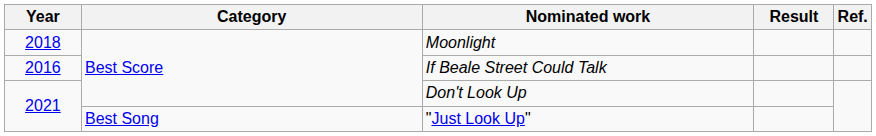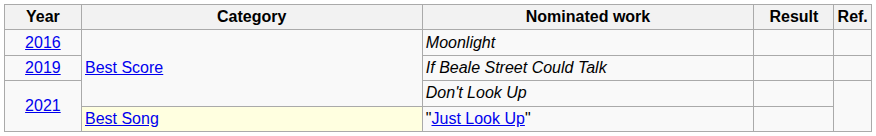(43, 42) 2018 -> (43, 42) 2016
(43, 67) 2016 -> (43, 67) 2019
(122, 118) no background -> (122, 118) lightyellow background
